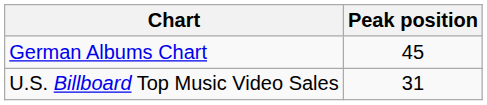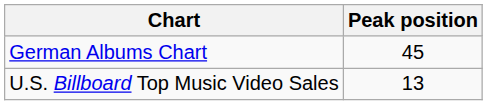(413, 83) 31 -> (413, 83) 13
